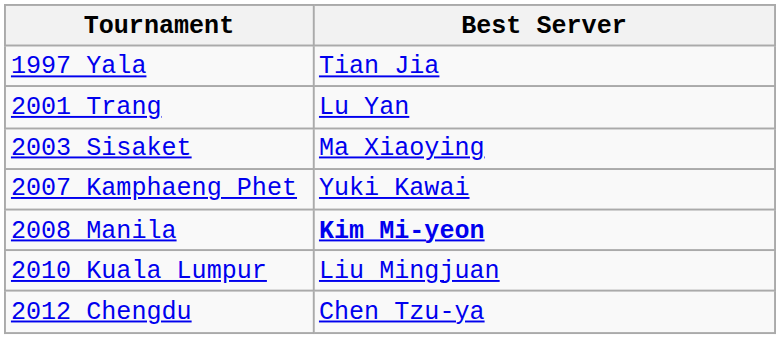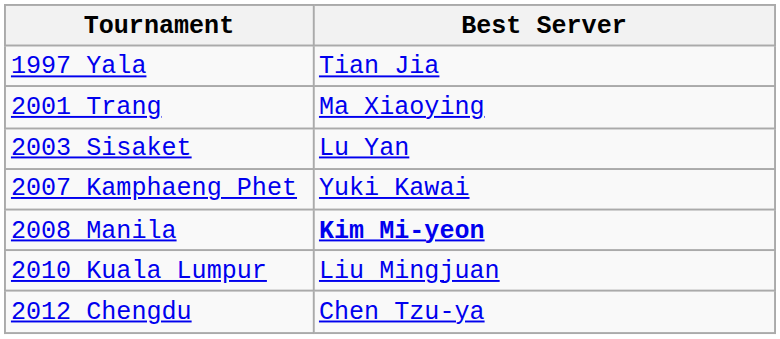(364, 107) Lu Yan -> (402, 107) Ma Xiaoying
(402, 148) Ma Xiaoying -> (364, 148) Lu Yan
